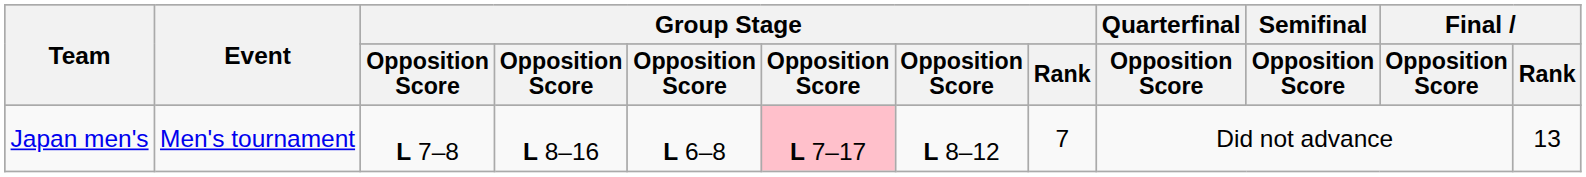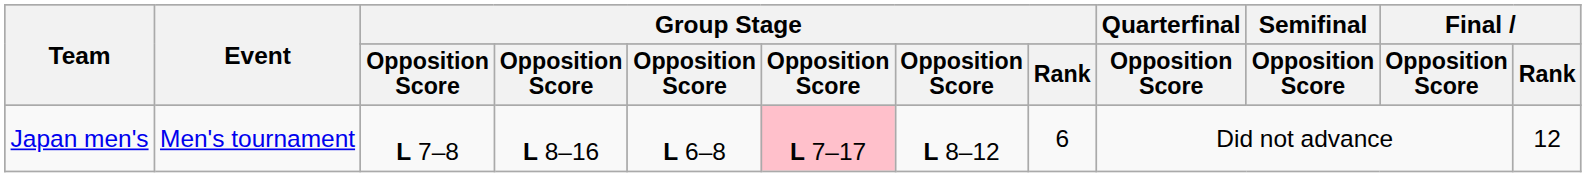(1062, 139) 7 -> (1062, 139) 6
(1547, 139) 13 -> (1547, 139) 12
